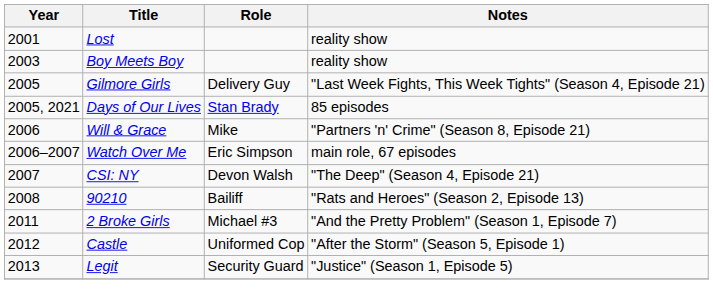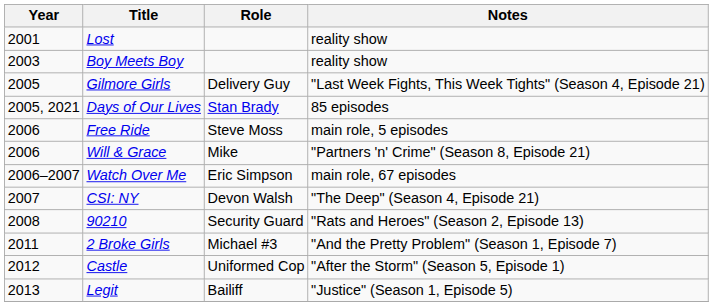+ row: (118, 130)
(225, 198) Bailiff -> (256, 221) Security Guard
(256, 267) Security Guard -> (225, 289) Bailiff
